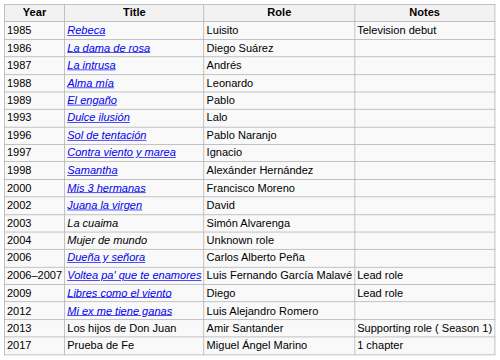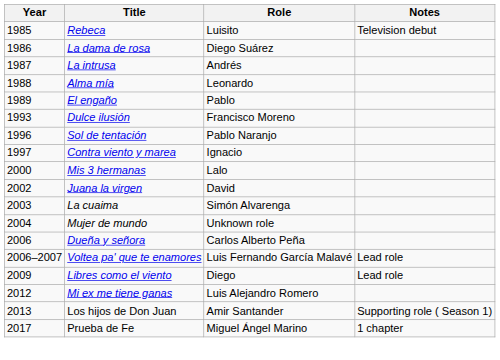(217, 118) Lalo -> (251, 118) Francisco Moreno
- row: (92, 170)
(251, 188) Francisco Moreno -> (217, 170) Lalo
